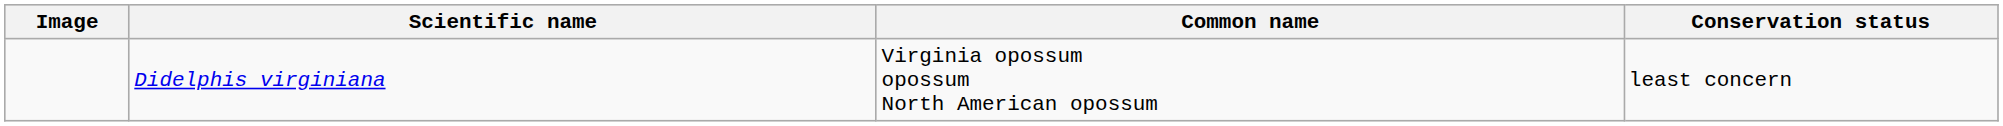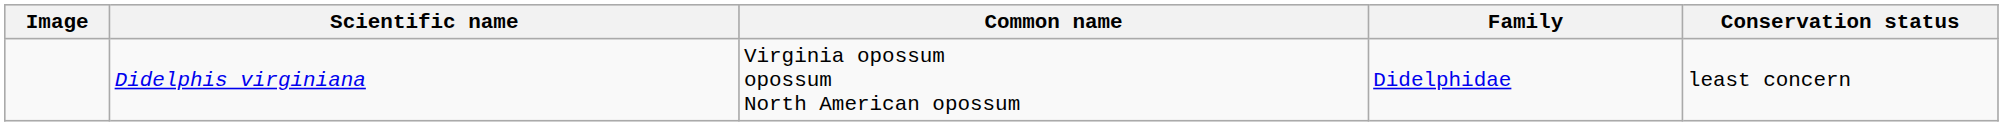+ column: (1526, 22)
